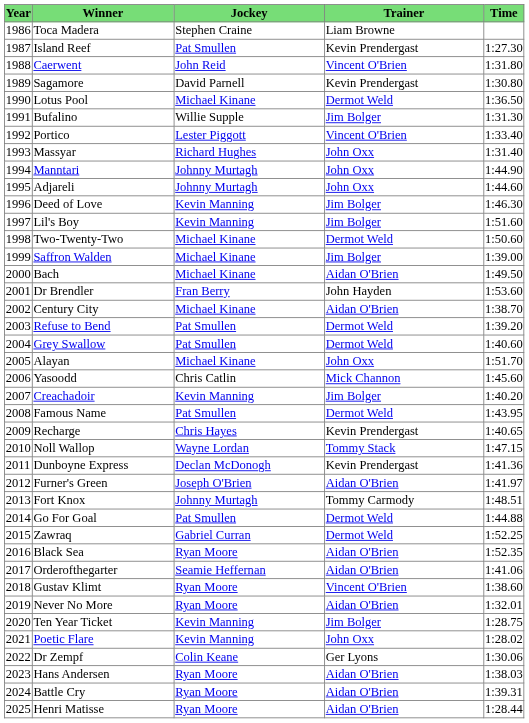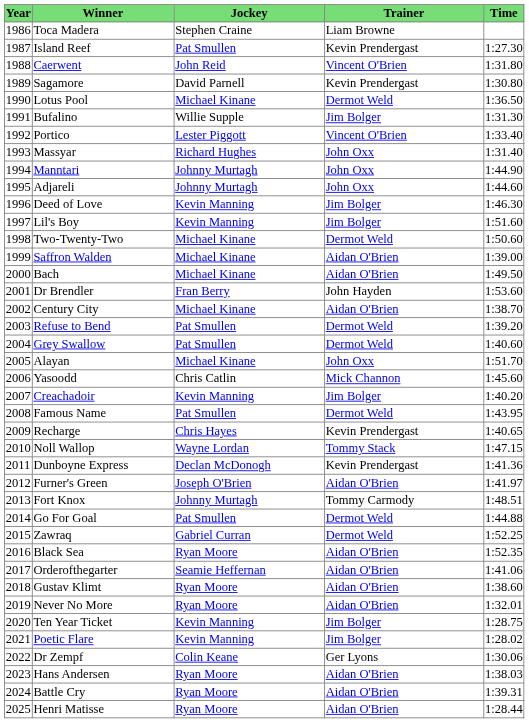(353, 256) Jim Bolger -> (362, 256) Aidan O'Brien
(366, 587) Vincent O'Brien -> (362, 587) Aidan O'Brien
(350, 639) John Oxx -> (353, 639) Jim Bolger
